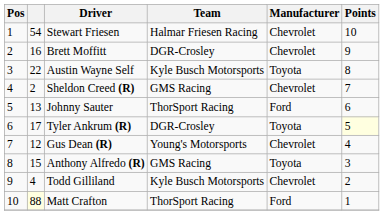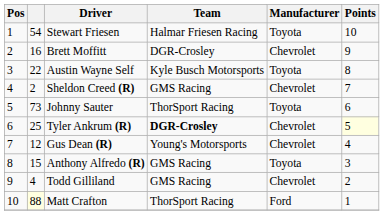(292, 32) Chevrolet -> (285, 32) Toyota
(36, 106) 13 -> (36, 106) 73
(280, 106) Ford -> (285, 106) Toyota
(36, 125) 17 -> (36, 125) 25
(182, 125) normal -> (184, 125) bold
(285, 125) Toyota -> (292, 125) Chevrolet
(207, 181) Kyle Busch Motorsports -> (181, 181) GMS Racing
